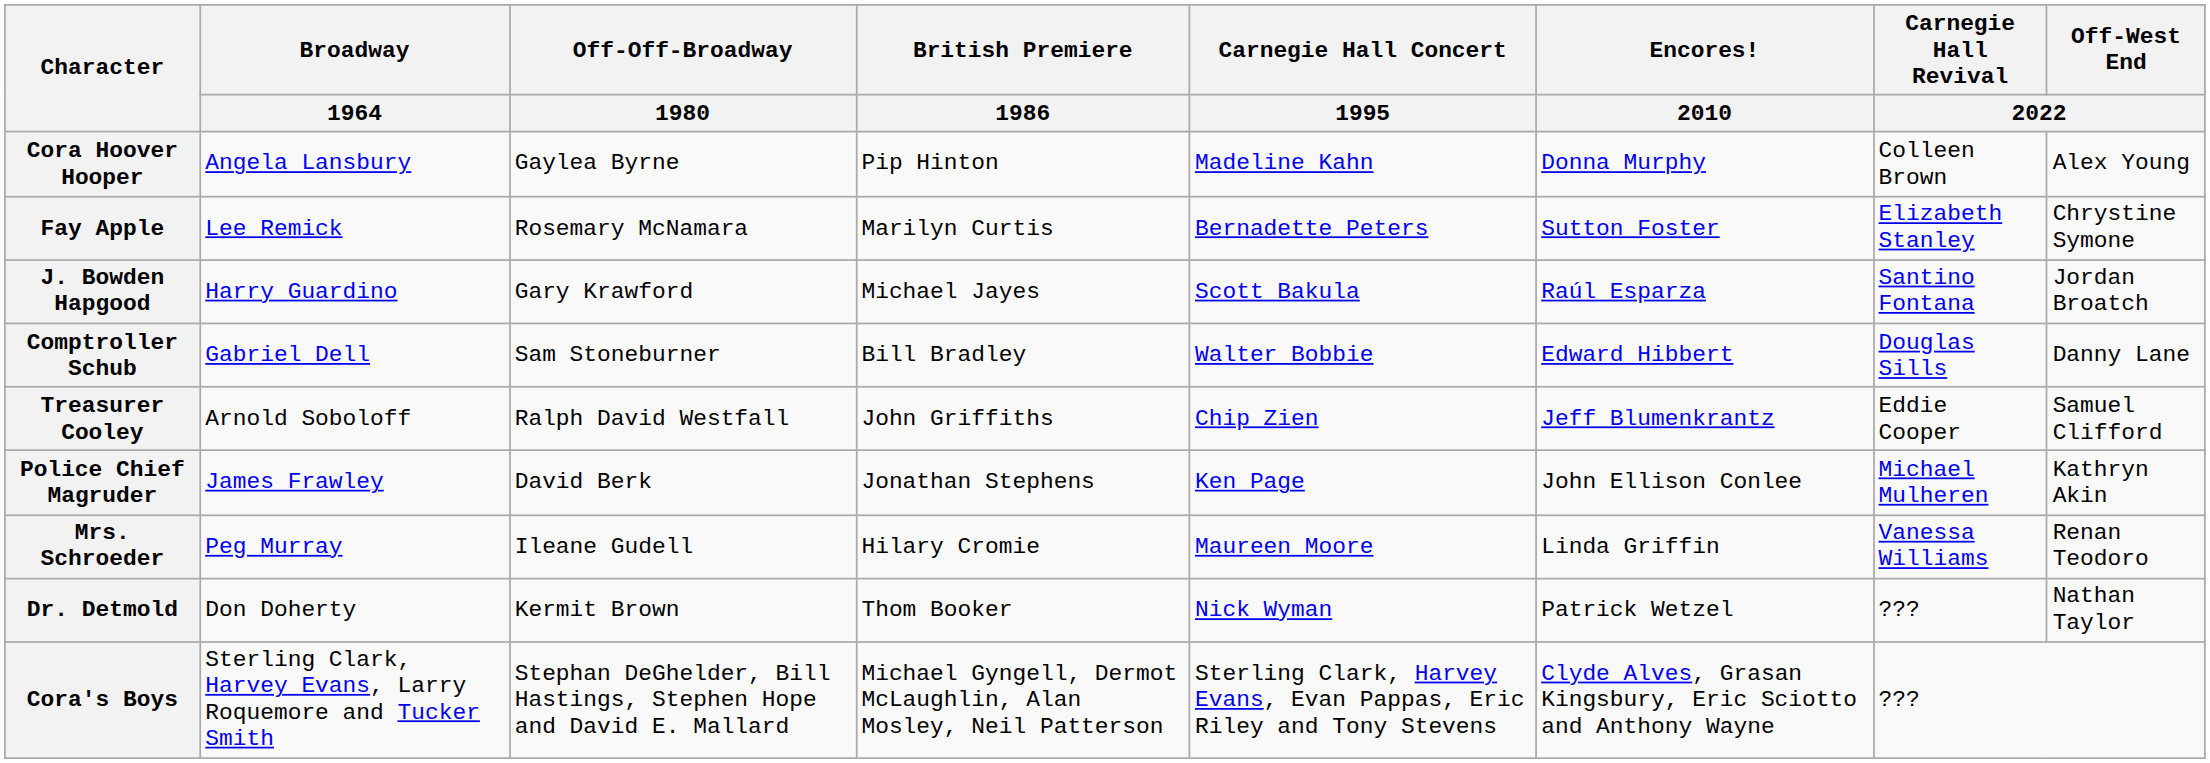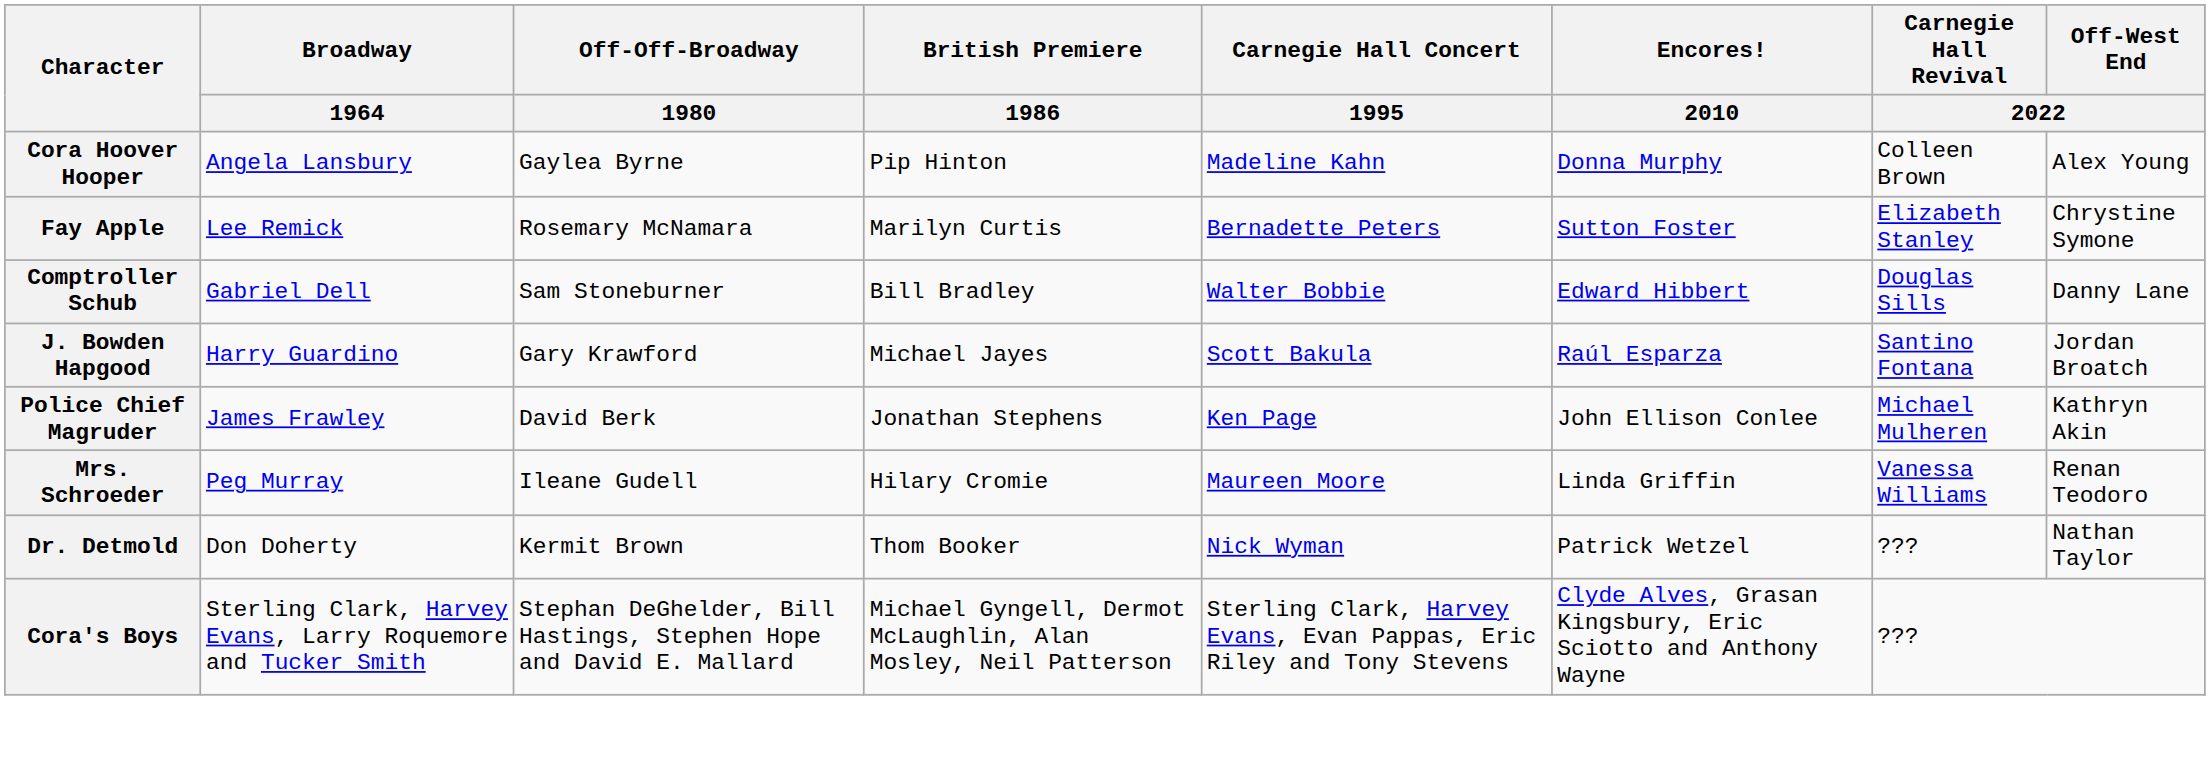rows swapped: (102, 291) <-> (102, 355)
- row: (102, 419)
